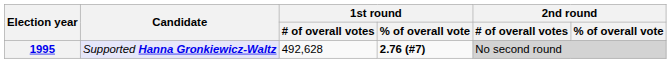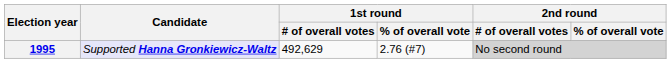(302, 49) 492,628 -> (302, 49) 492,629
(403, 49) bold -> (403, 49) normal
